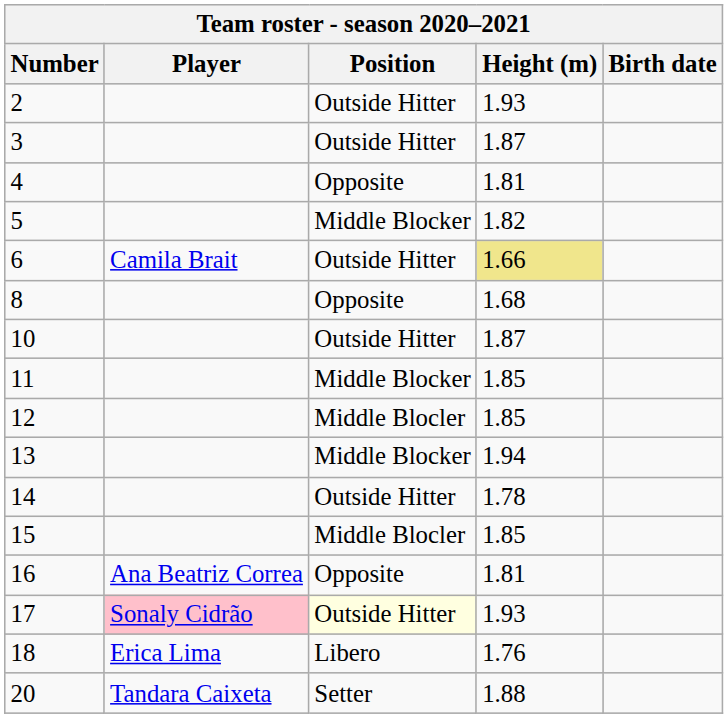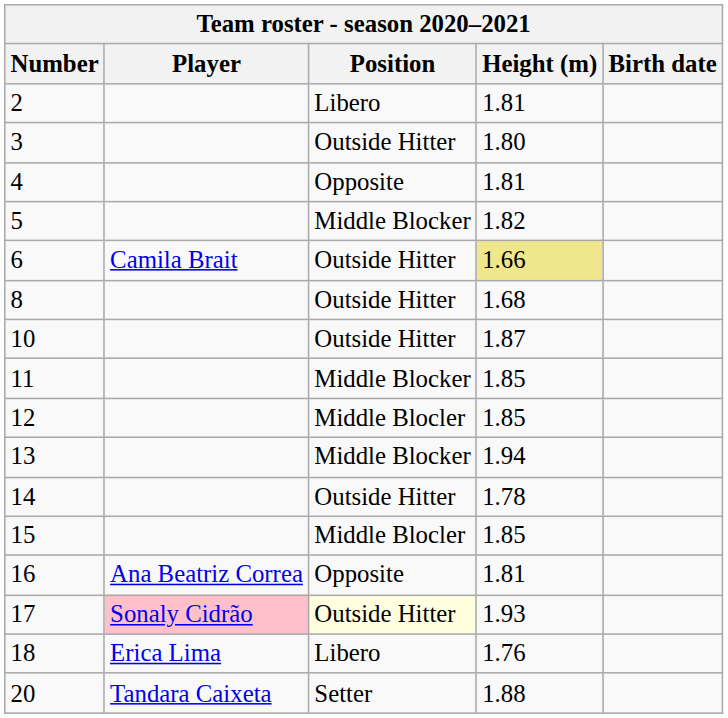(385, 102) Outside Hitter -> (347, 102) Libero
(504, 102) 1.93 -> (504, 102) 1.81
(504, 142) 1.87 -> (504, 142) 1.80
(359, 299) Opposite -> (385, 299) Outside Hitter
